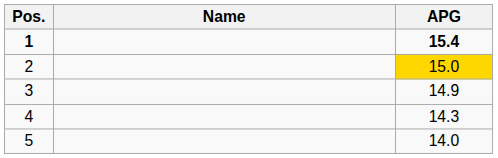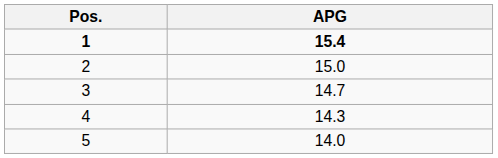- column: (224, 16)
(444, 66) gold background -> (330, 66) no background
(444, 91) 14.9 -> (330, 91) 14.7
